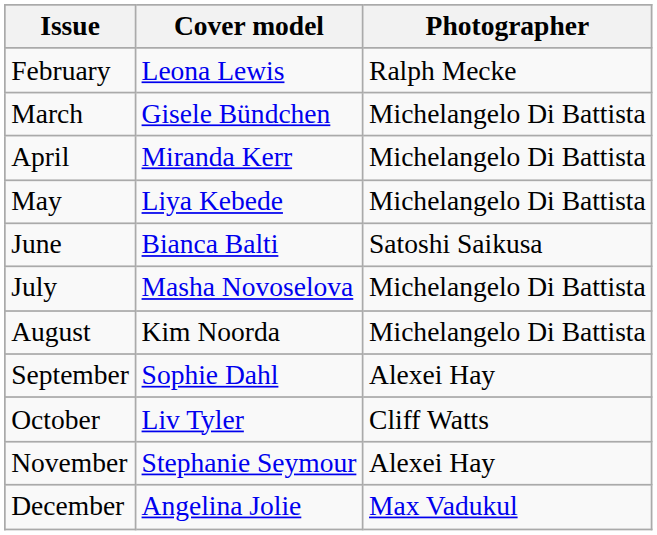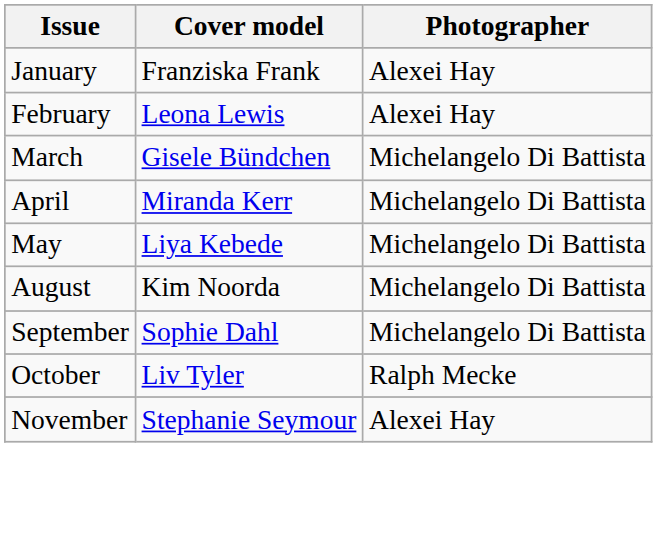+ row: (54, 69)
(443, 69) Ralph Mecke -> (432, 113) Alexei Hay
- row: (36, 244)
- row: (34, 288)
(432, 375) Alexei Hay -> (507, 331) Michelangelo Di Battista
(429, 419) Cliff Watts -> (443, 375) Ralph Mecke
- row: (68, 506)
